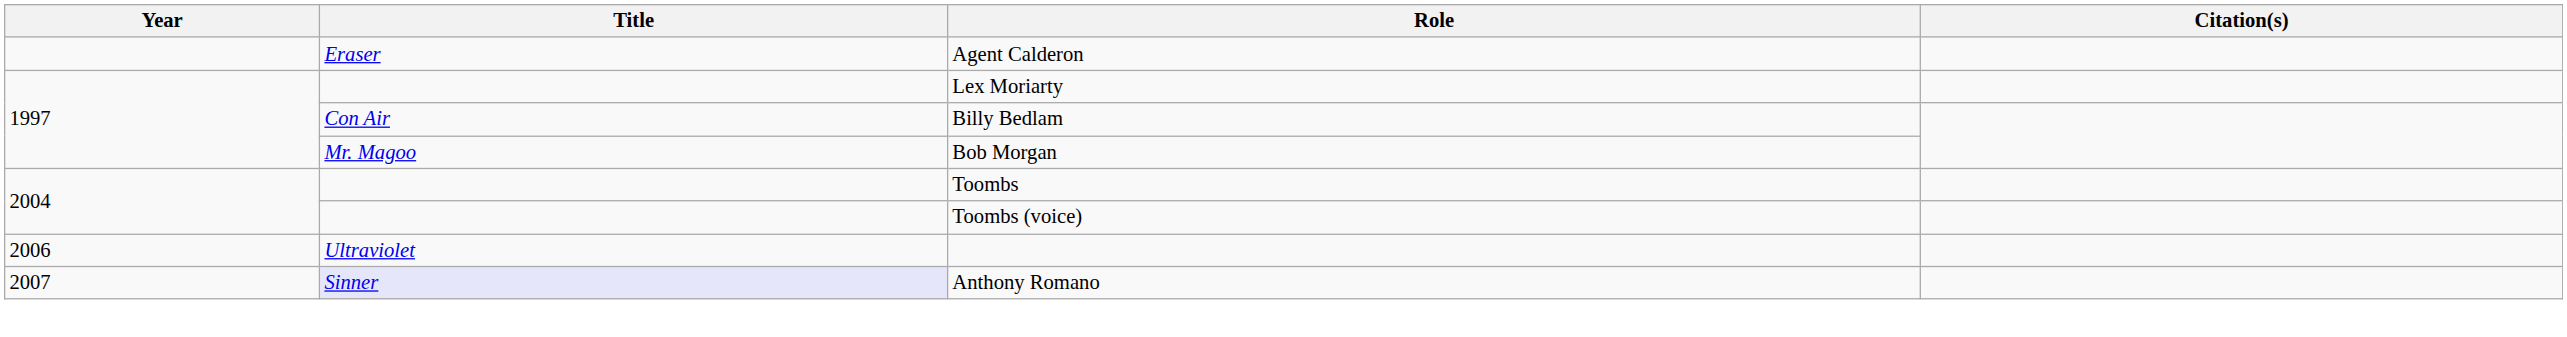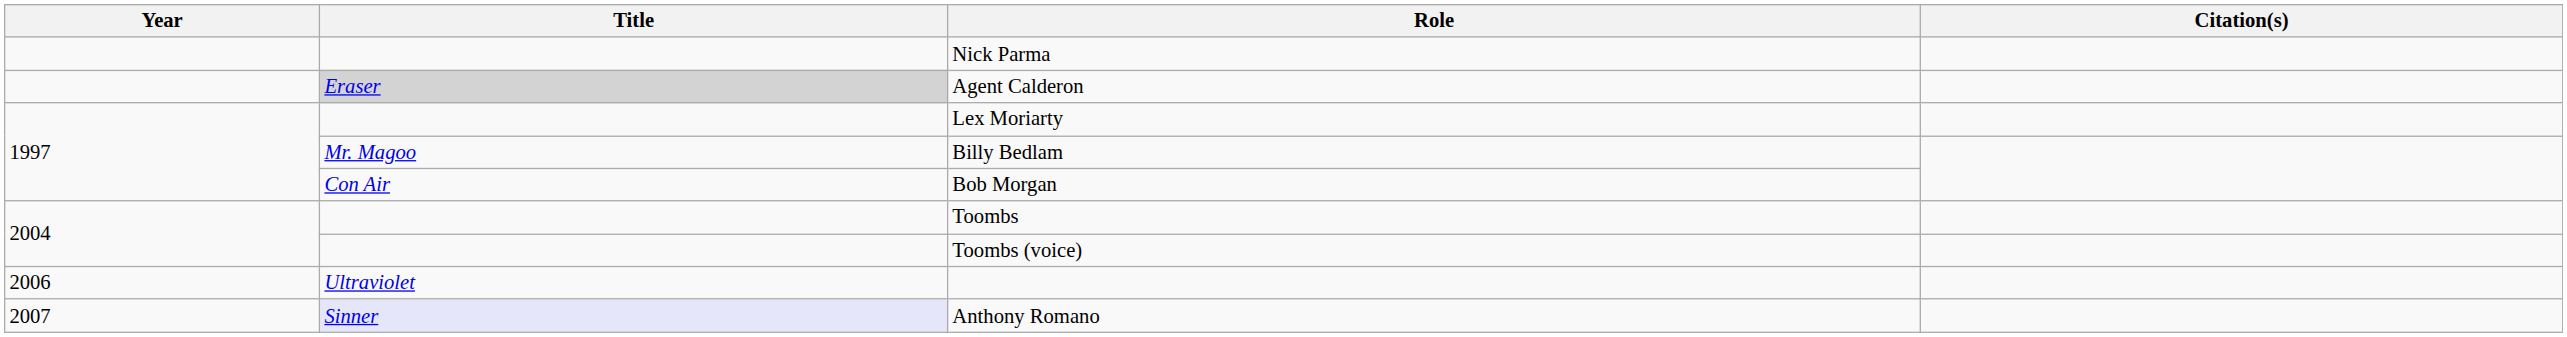+ row: (1001, 53)
(353, 53) no background -> (353, 86) lightgrey background
(357, 119) Con Air -> (370, 151) Mr. Magoo
(370, 151) Mr. Magoo -> (357, 184) Con Air
